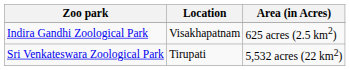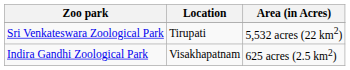rows swapped: (85, 54) <-> (78, 33)
